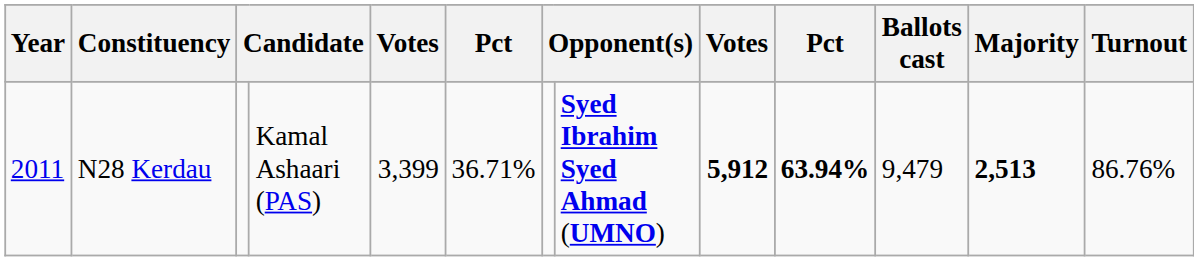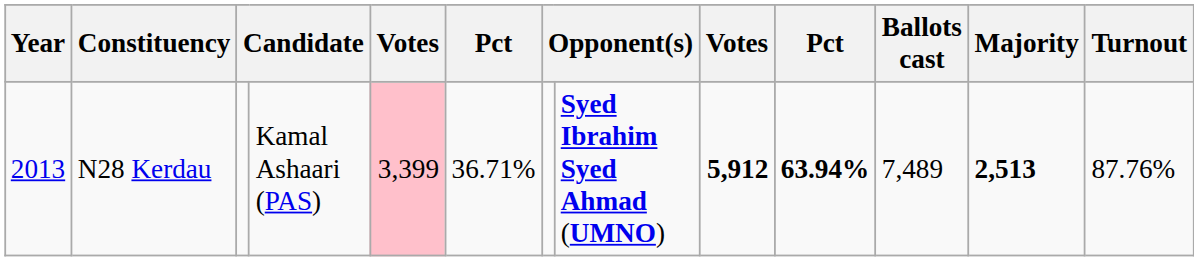(37, 168) 2011 -> (38, 168) 2013
(408, 168) no background -> (408, 168) pink background
(912, 168) 9,479 -> (912, 168) 7,489
(1133, 168) 86.76% -> (1133, 168) 87.76%
